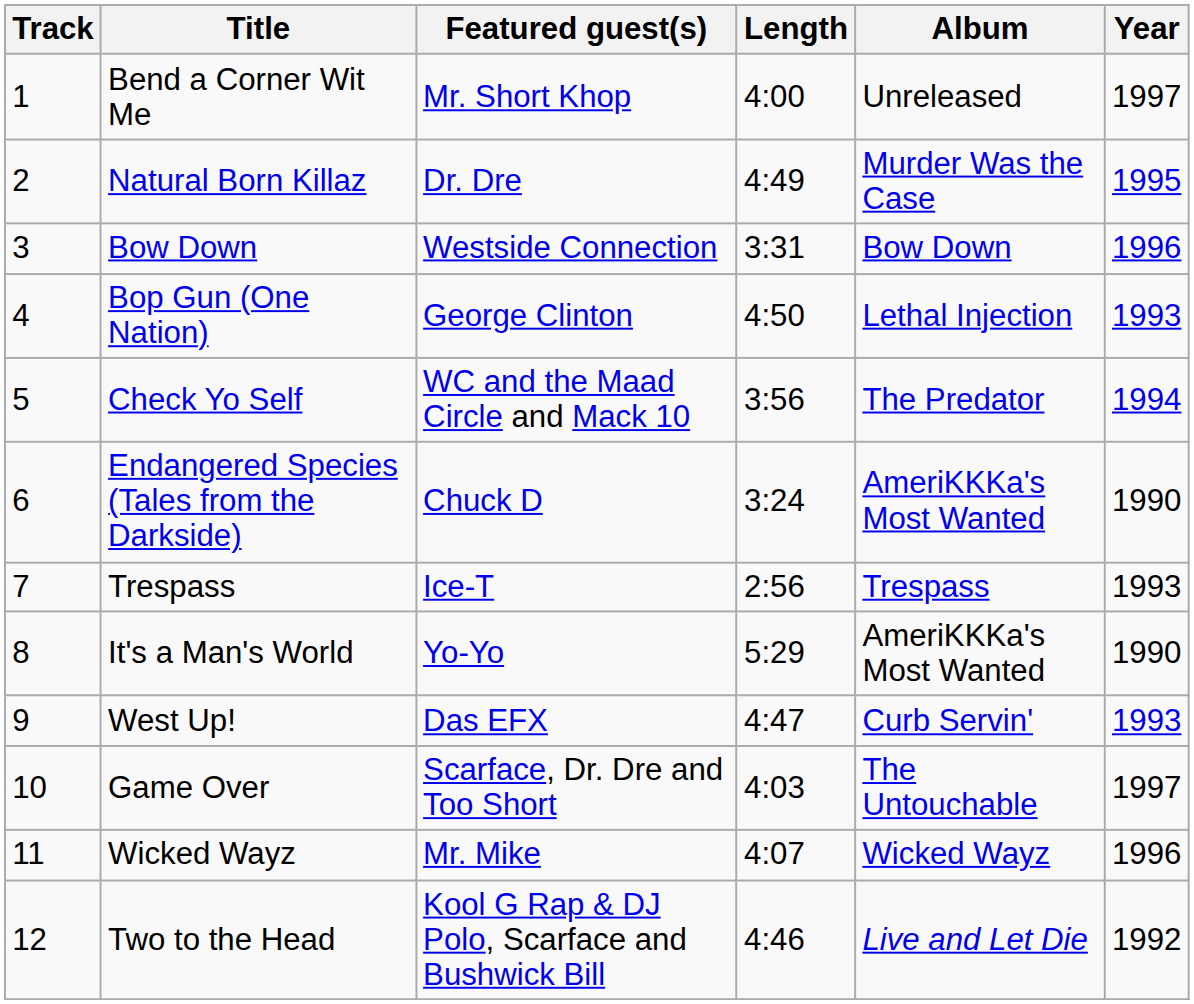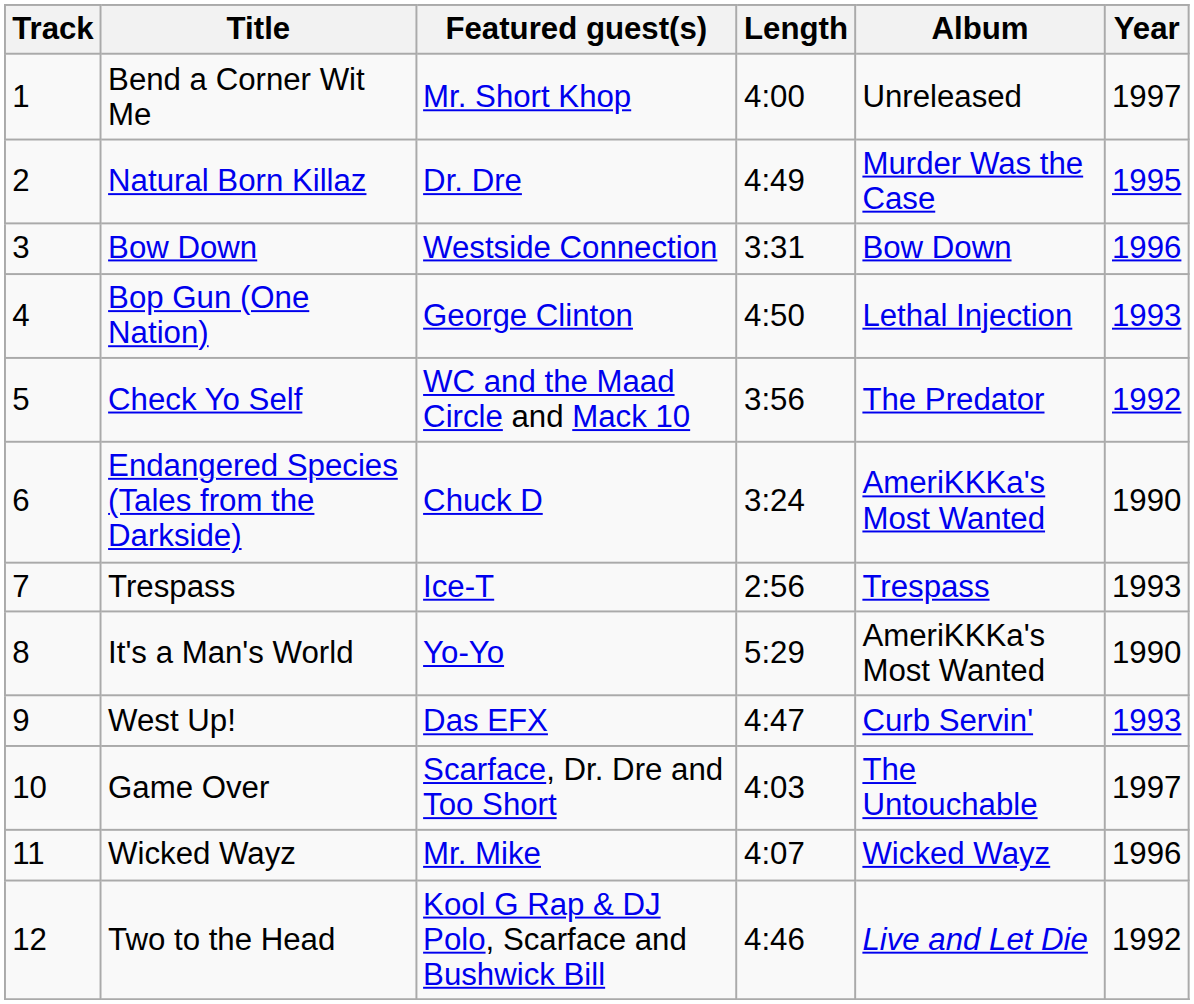(1147, 399) 1994 -> (1147, 399) 1992
